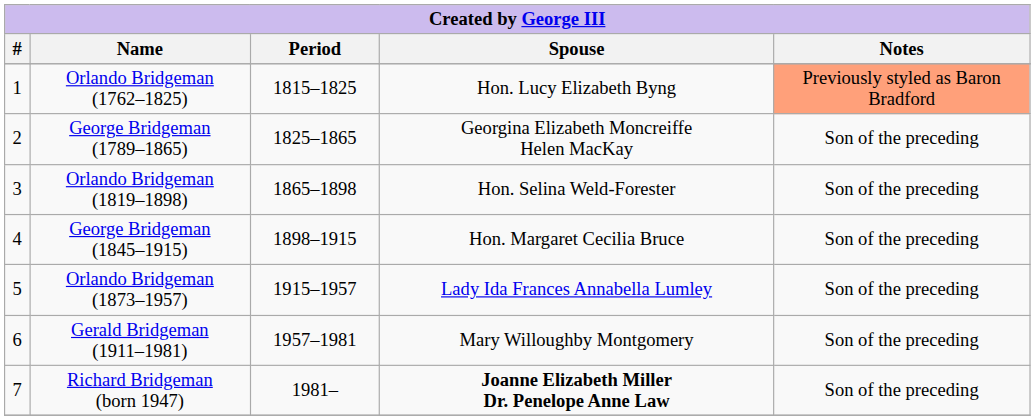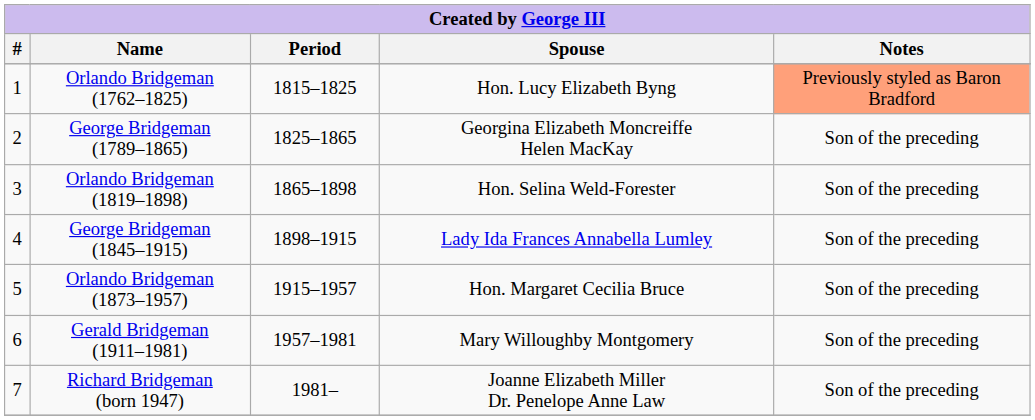(577, 239) Hon. Margaret Cecilia Bruce -> (577, 239) Lady Ida Frances Annabella Lumley
(577, 289) Lady Ida Frances Annabella Lumley -> (577, 289) Hon. Margaret Cecilia Bruce
(577, 390) bold -> (577, 390) normal
